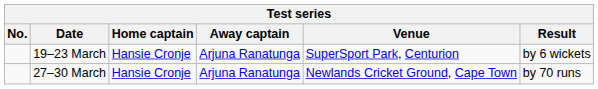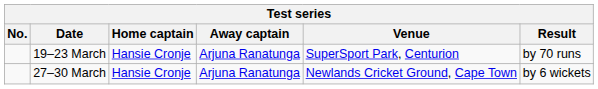(557, 53) by 6 wickets -> (552, 53) by 70 runs
(552, 73) by 70 runs -> (557, 73) by 6 wickets
